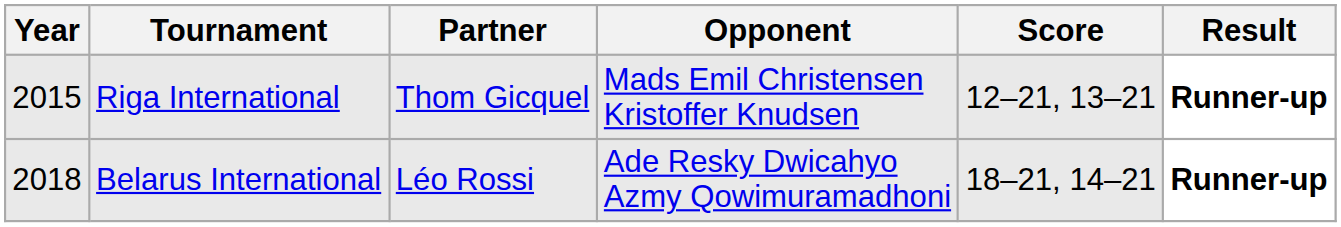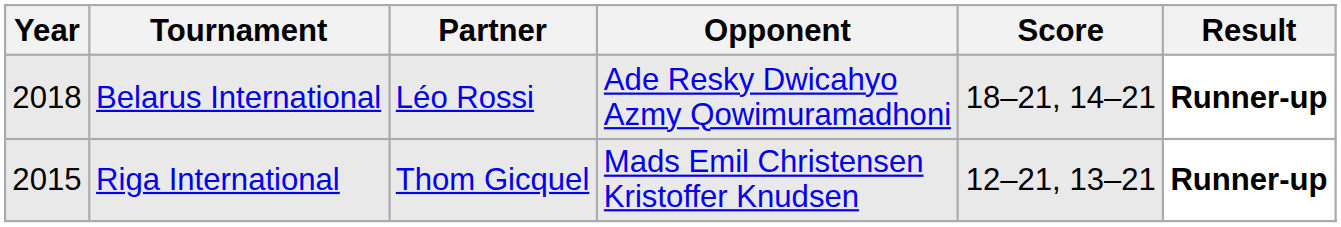rows swapped: (218, 96) <-> (239, 180)
